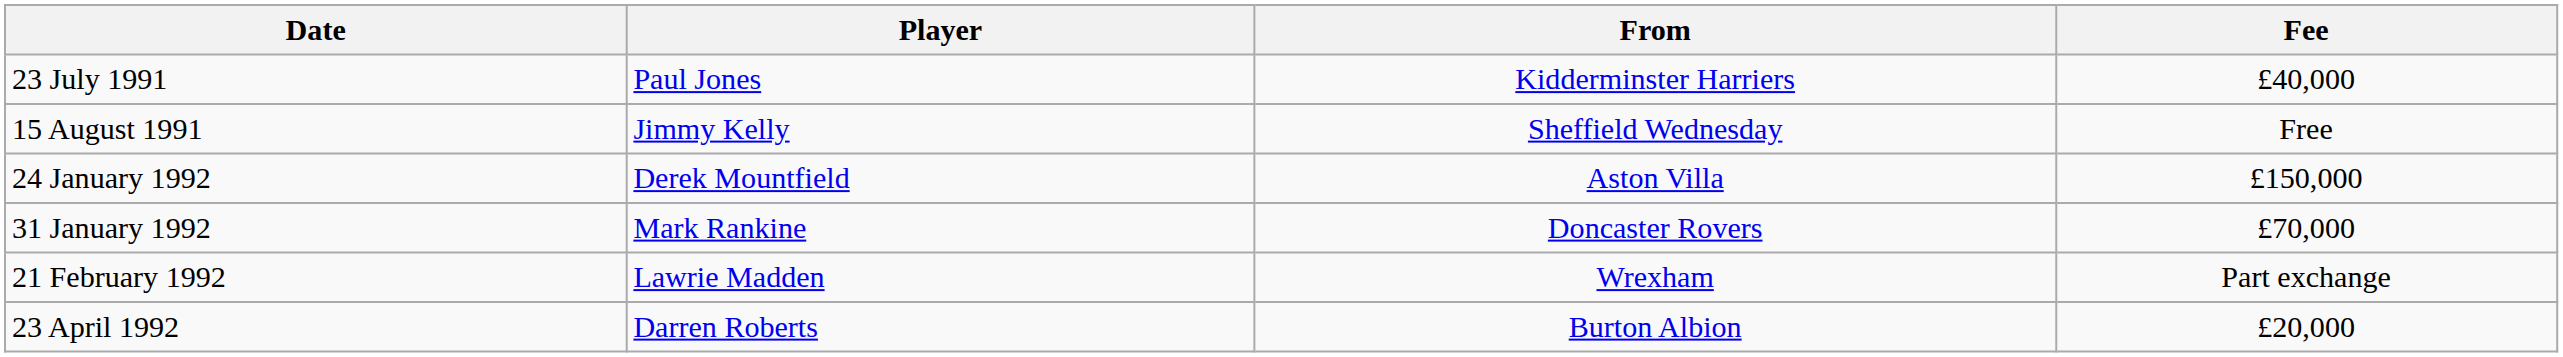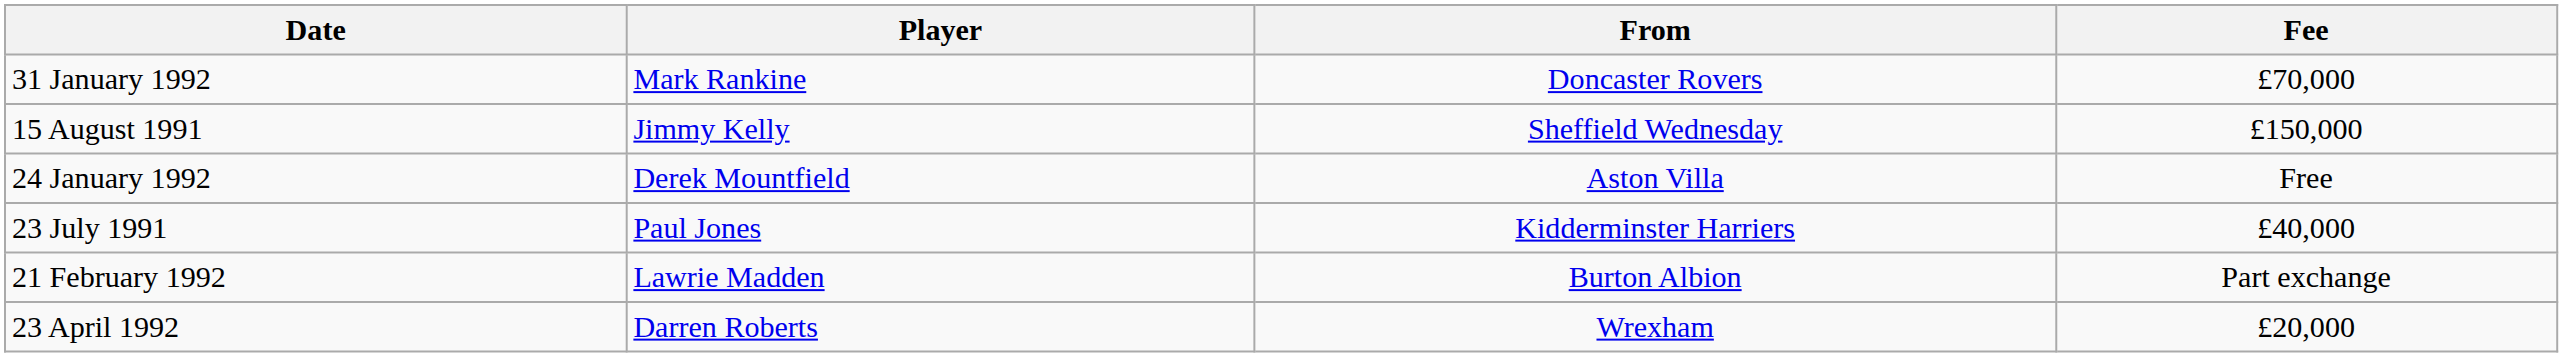rows swapped: (90, 79) <-> (111, 227)
(2306, 128) Free -> (2306, 128) £150,000
(2306, 178) £150,000 -> (2306, 178) Free
(1655, 277) Wrexham -> (1655, 277) Burton Albion
(1655, 327) Burton Albion -> (1655, 327) Wrexham
